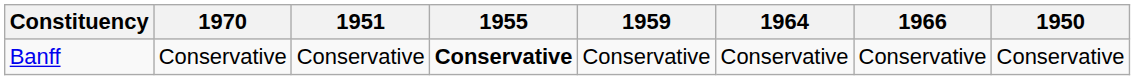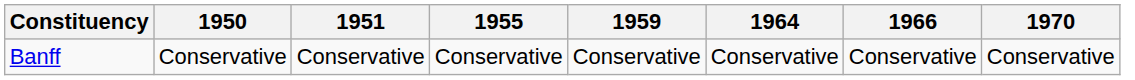columns swapped: (1061, 21) <-> (223, 21)
(504, 56) bold -> (499, 56) normal
